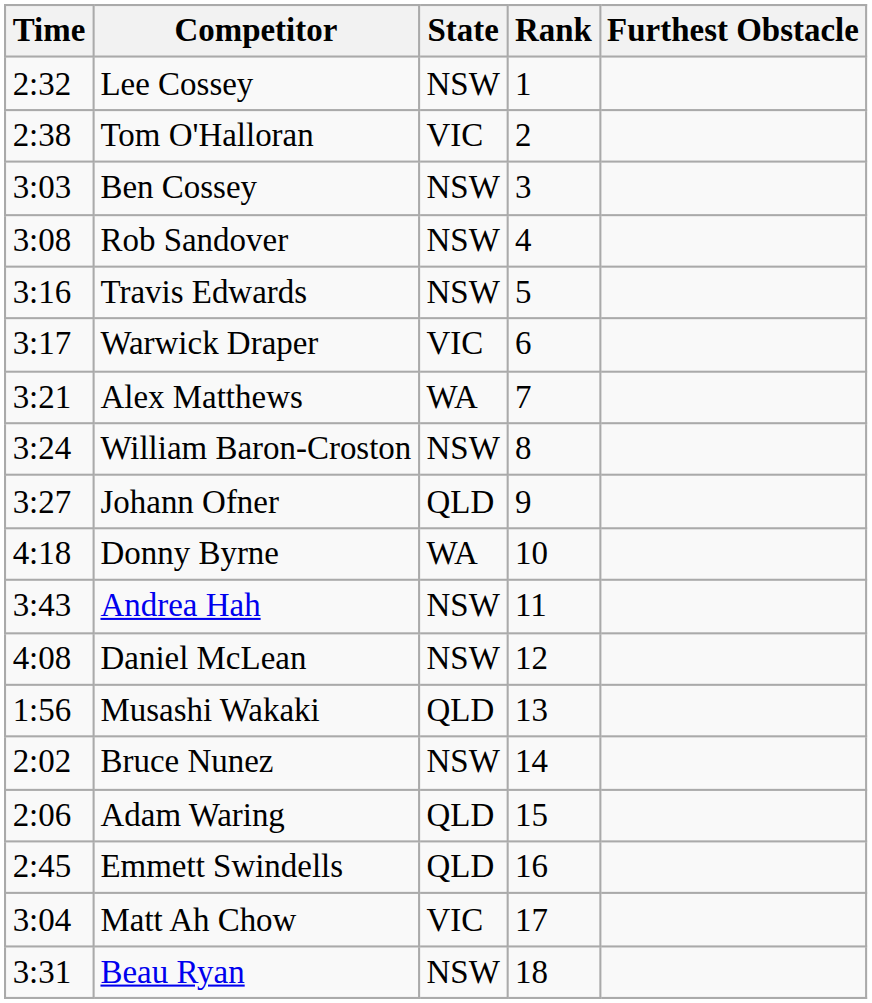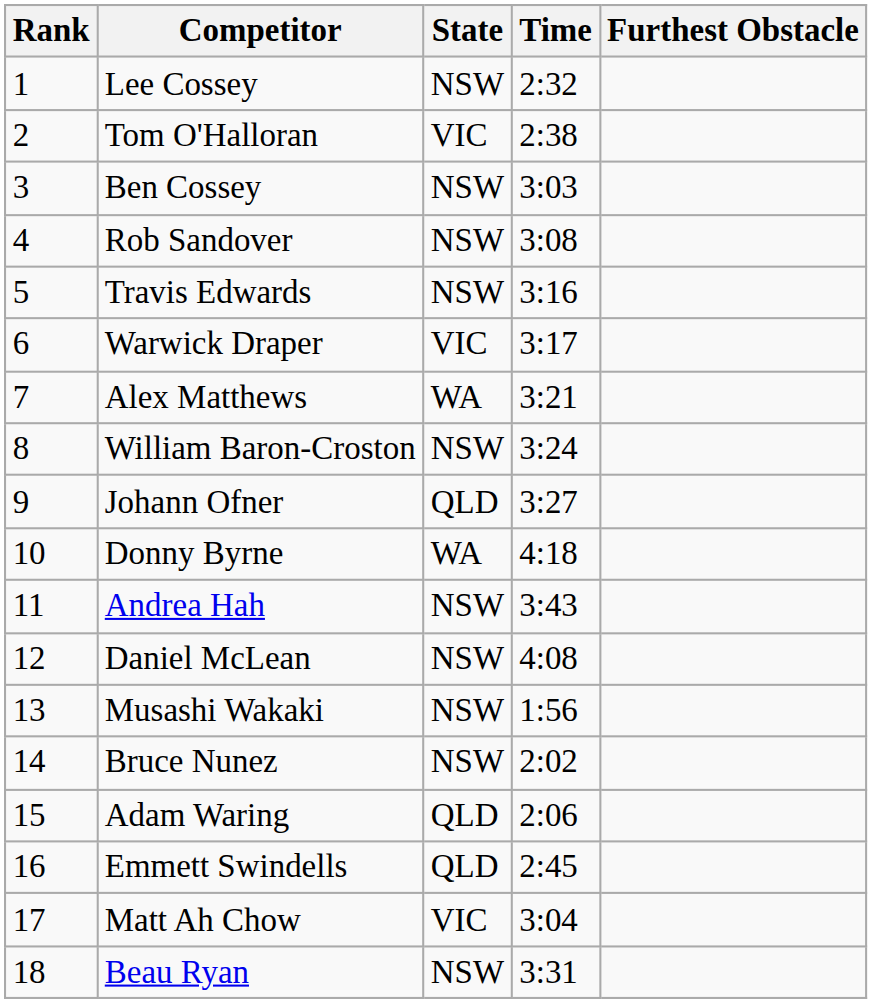columns swapped: (553, 30) <-> (49, 30)
(460, 710) QLD -> (467, 710) NSW
